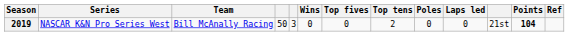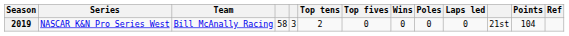columns swapped: (310, 11) <-> (393, 11)
(282, 25) 50 -> (282, 25) 58
(528, 25) bold -> (528, 25) normal
